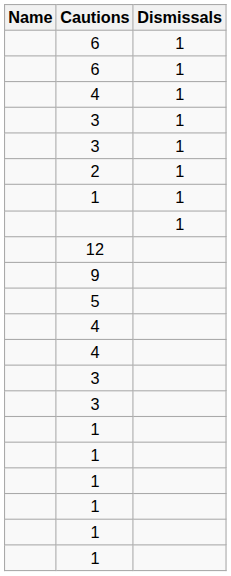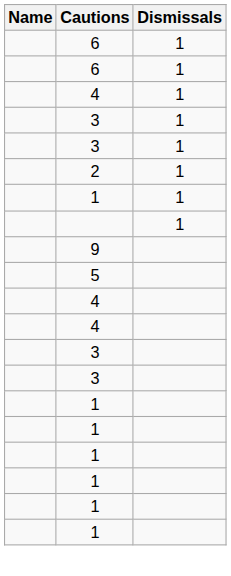- row: (95, 249)
